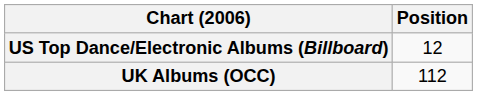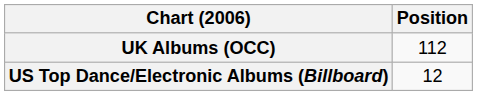rows swapped: (199, 76) <-> (199, 47)
